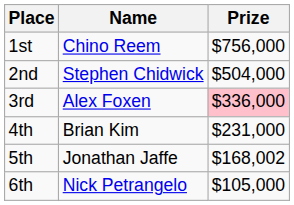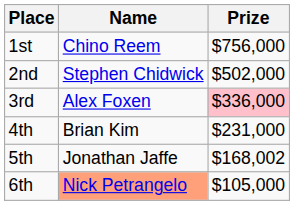(248, 74) $504,000 -> (248, 74) $502,000
(125, 185) no background -> (125, 185) lightsalmon background
